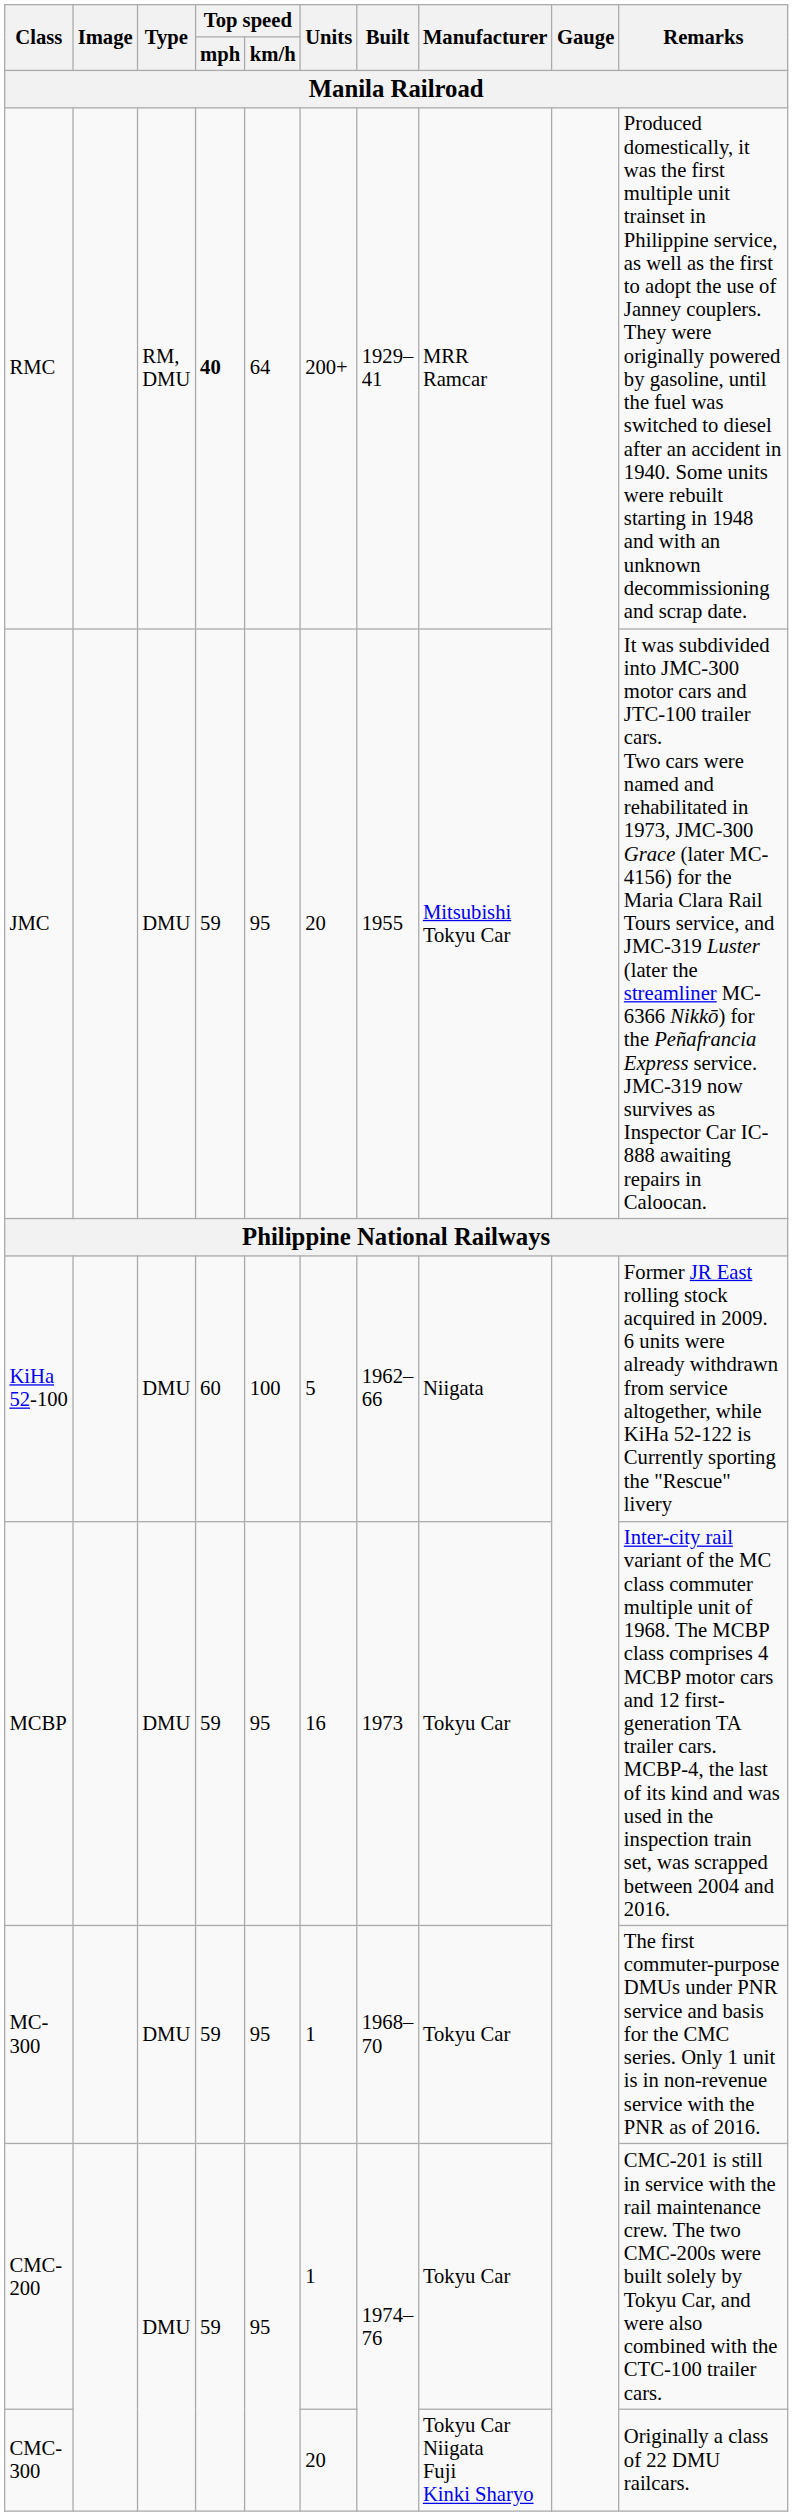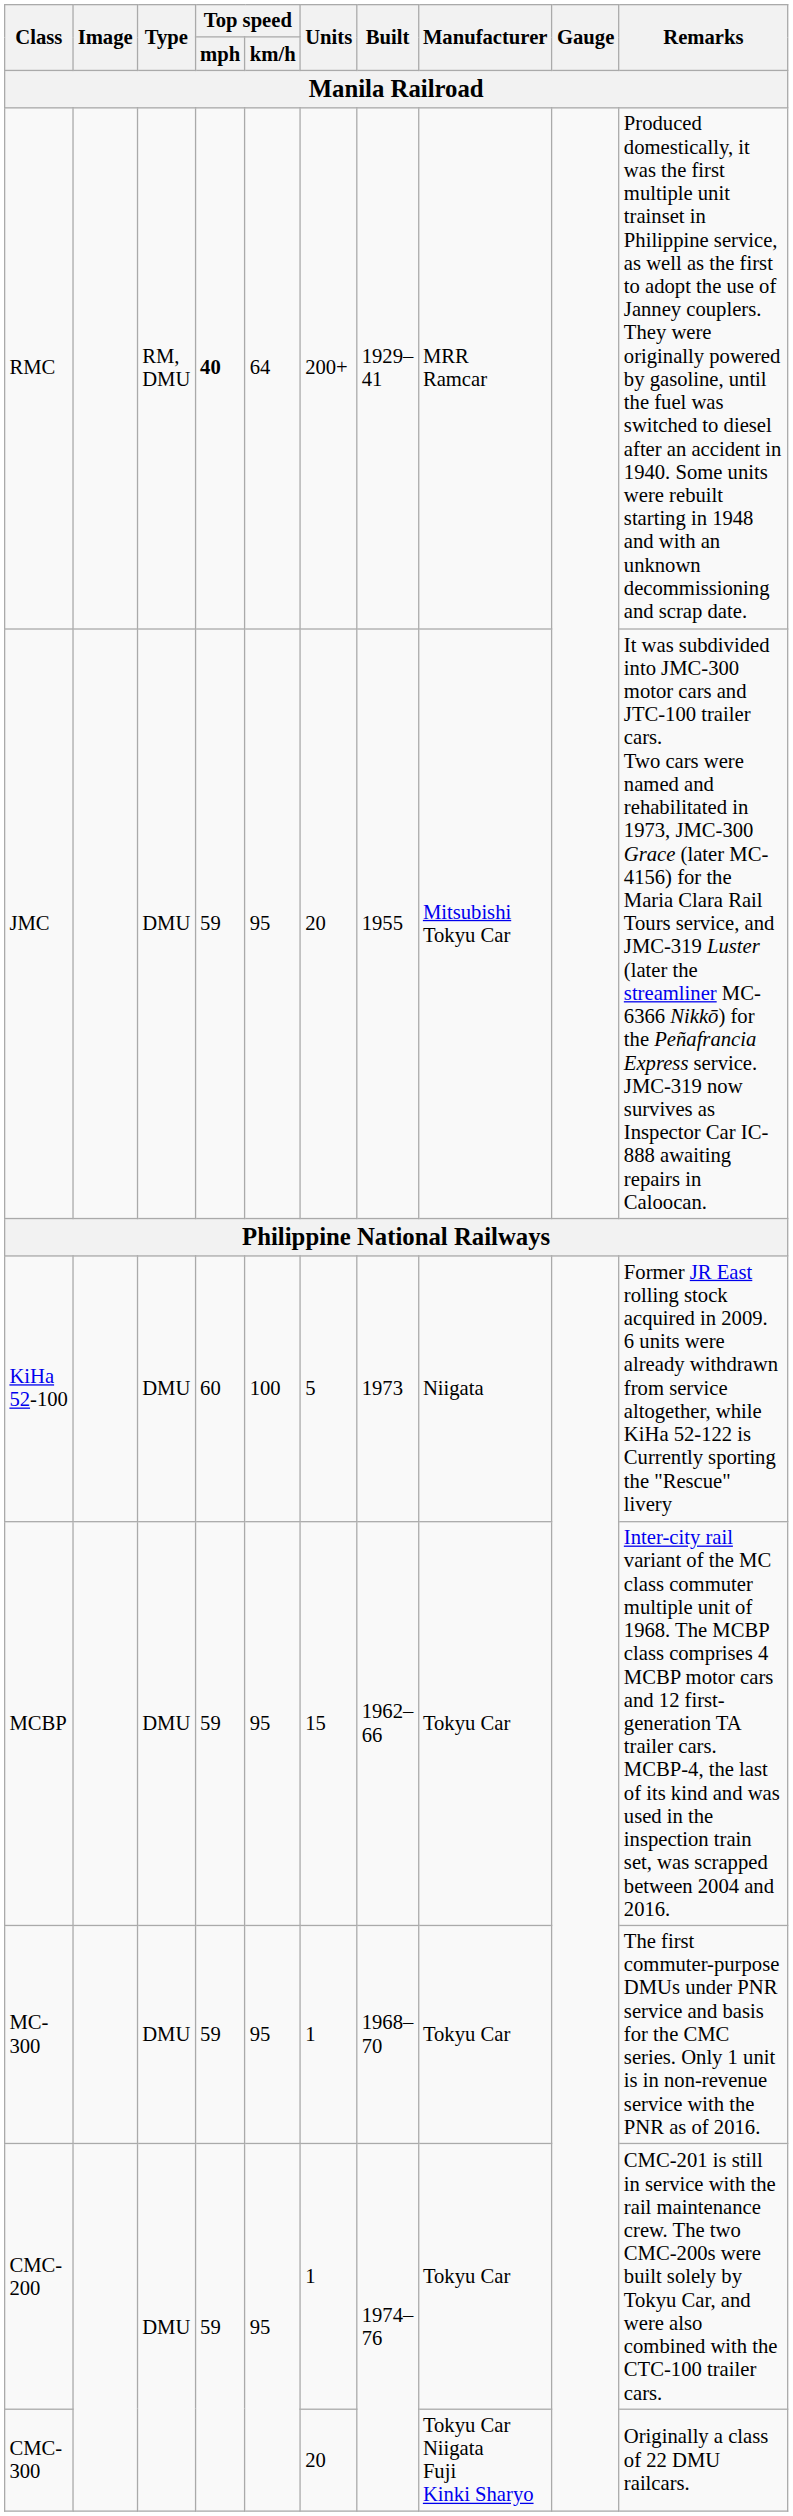(387, 1388) 1962–66 -> (382, 1388) 1973
(315, 1723) 16 -> (315, 1723) 15
(382, 1723) 1973 -> (387, 1723) 1962–66
